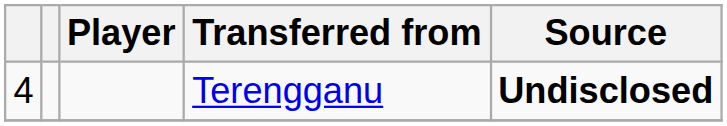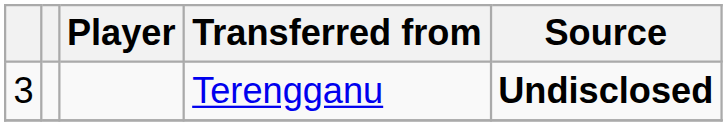(24, 90) 4 -> (24, 90) 3
